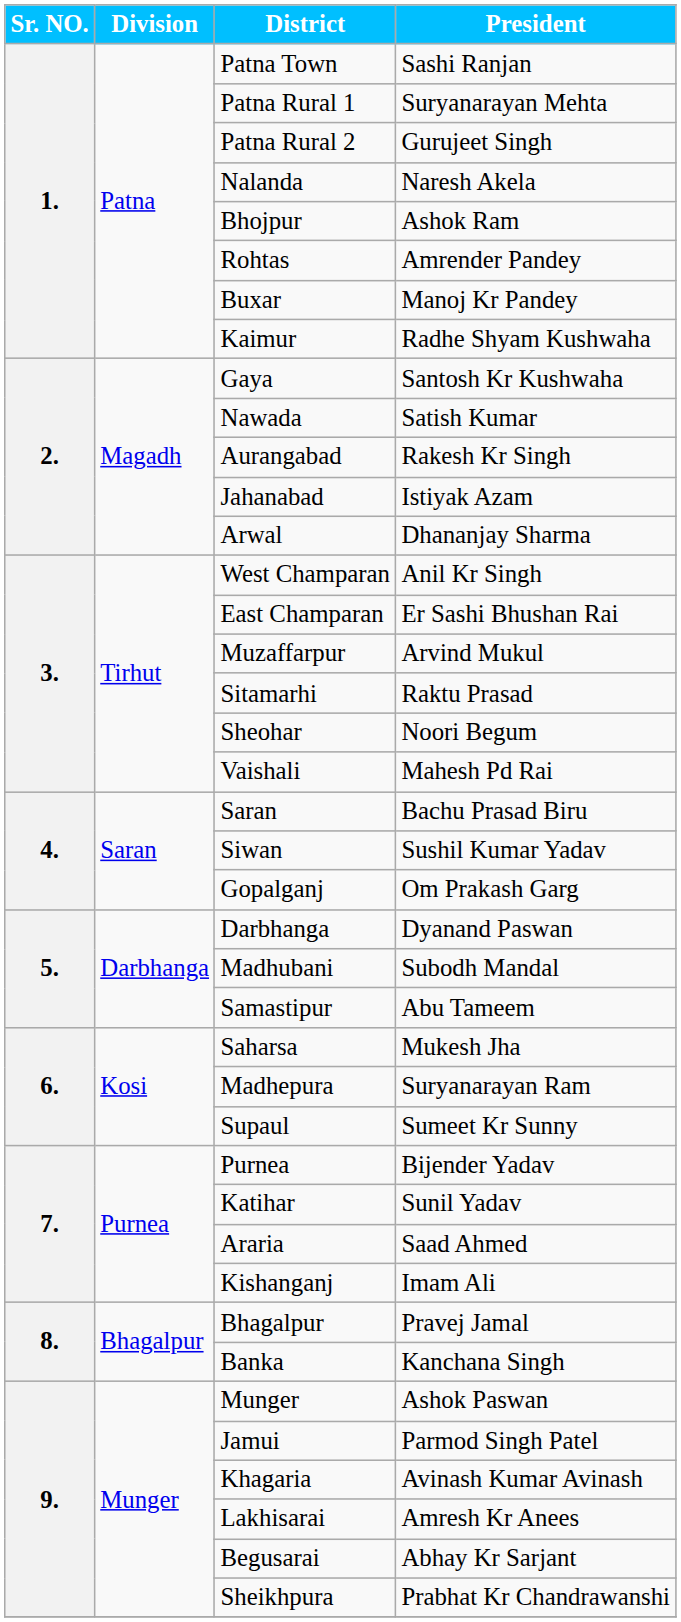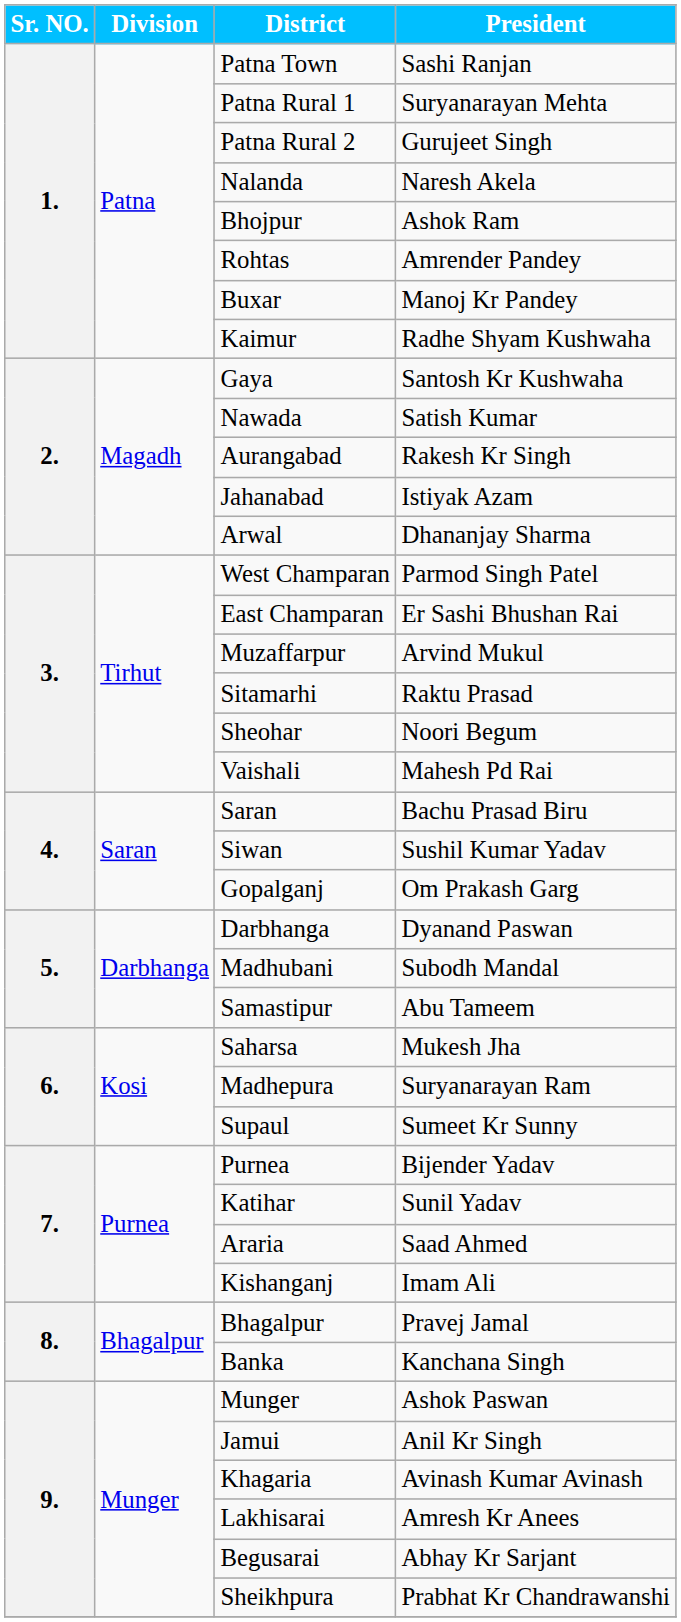(472, 574) Anil Kr Singh -> (500, 574) Parmod Singh Patel
(500, 1440) Parmod Singh Patel -> (472, 1440) Anil Kr Singh
